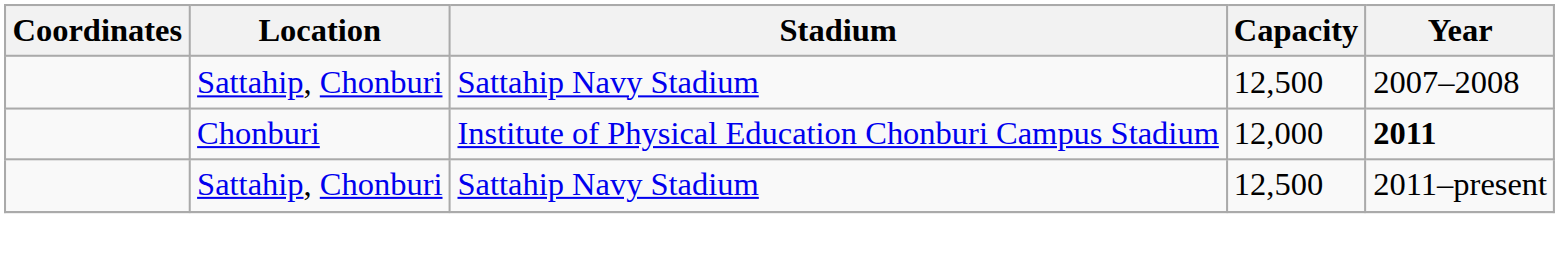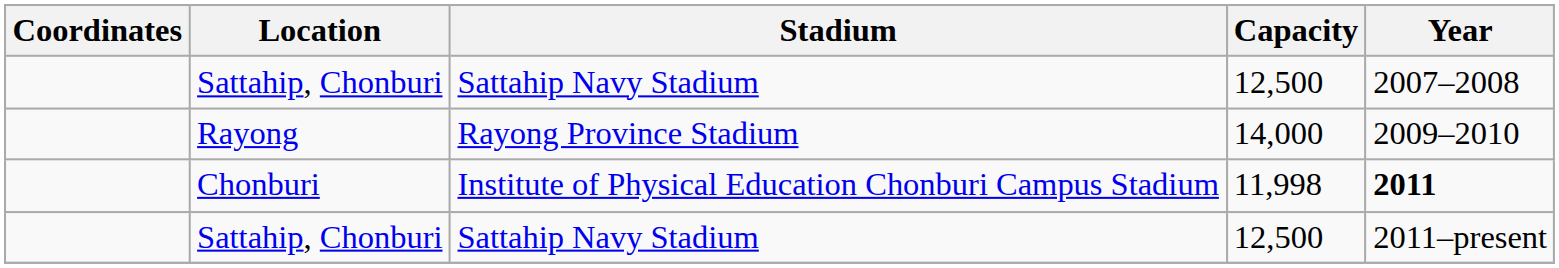+ row: (248, 133)
(1279, 133) 12,000 -> (1278, 184) 11,998
